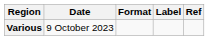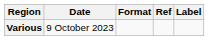columns swapped: (168, 12) <-> (194, 12)
